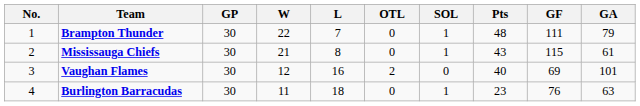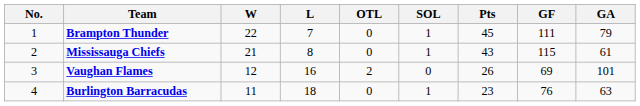- column: (230, 14)
(500, 33) 48 -> (487, 33) 45
(500, 71) 40 -> (487, 71) 26
